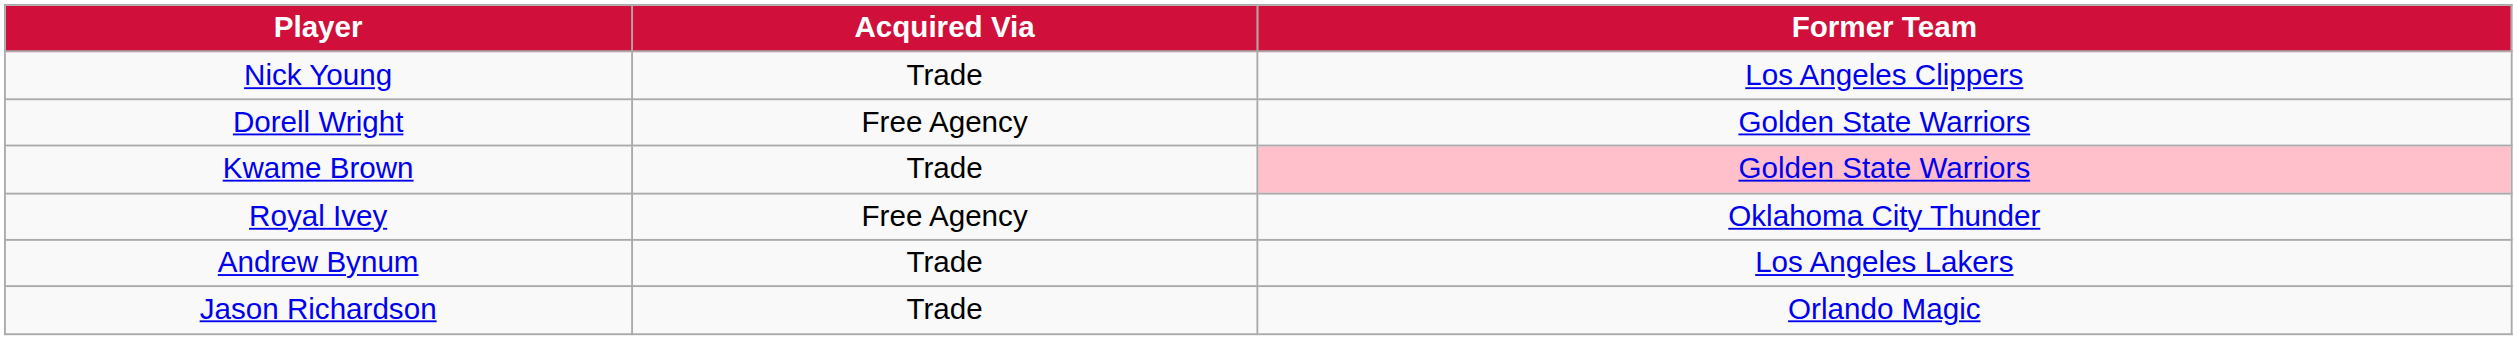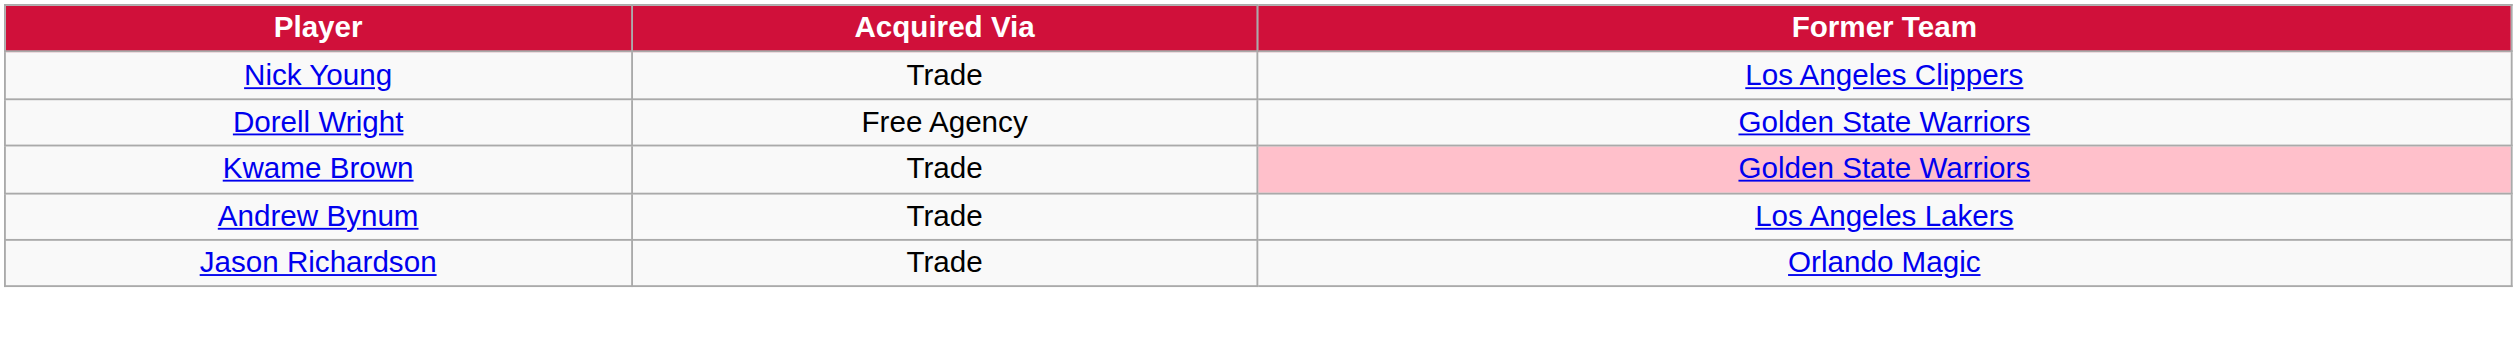- row: (318, 215)
